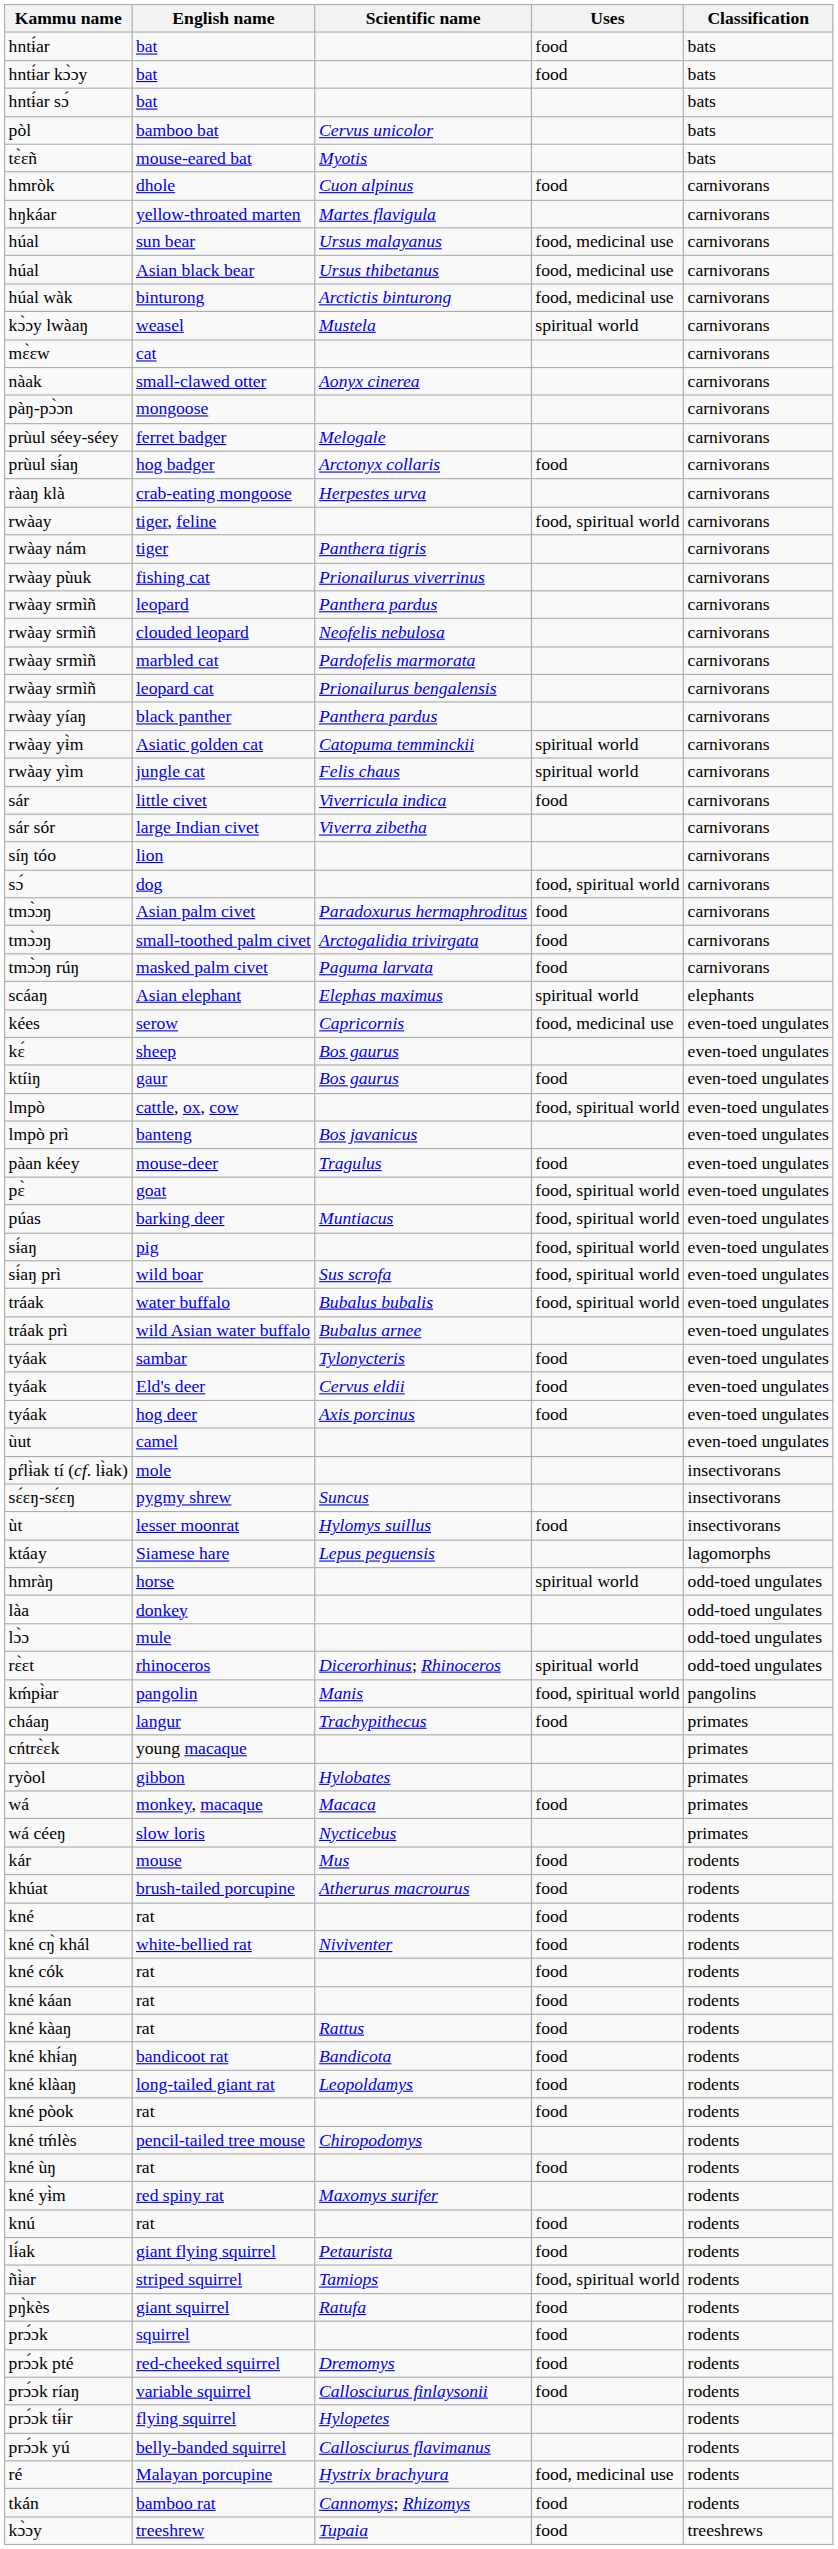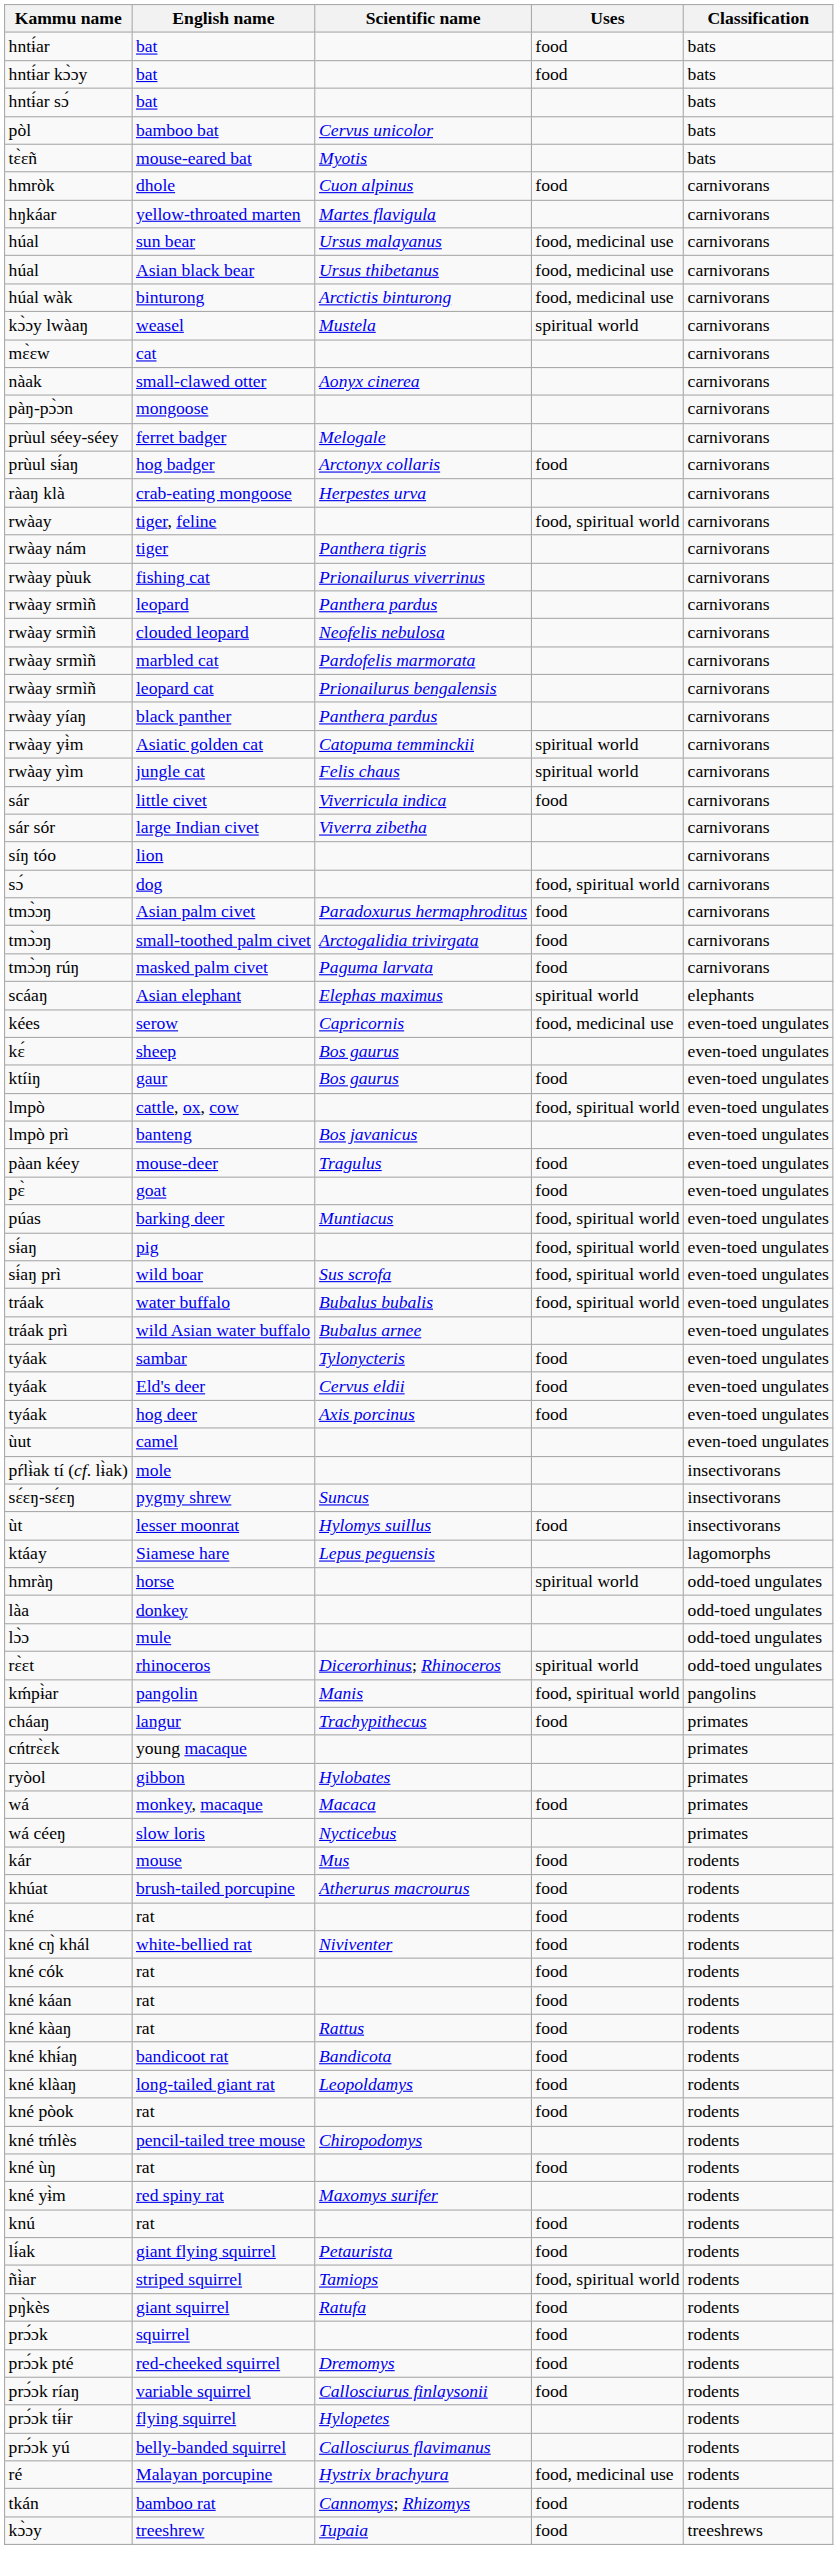(607, 1190) food, spiritual world -> (551, 1190) food
